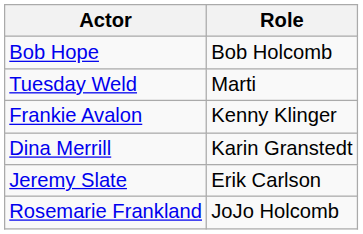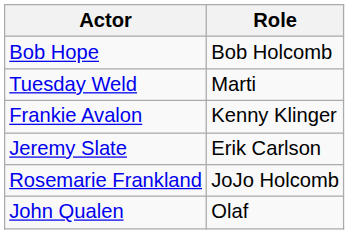- row: (60, 148)
+ row: (66, 212)
